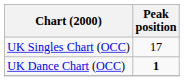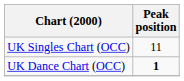(156, 47) 17 -> (156, 47) 11
